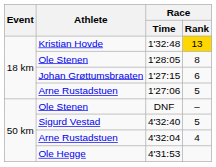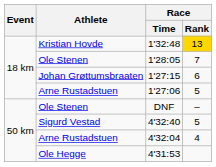(197, 60) 8 -> (197, 60) 7
